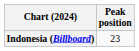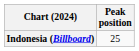(115, 38) 23 -> (115, 38) 25
